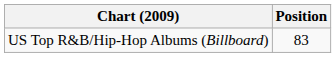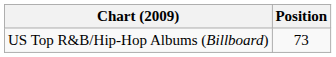(301, 40) 83 -> (301, 40) 73
